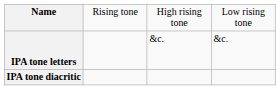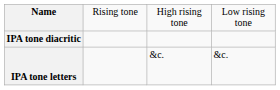rows swapped: (44, 77) <-> (44, 50)
